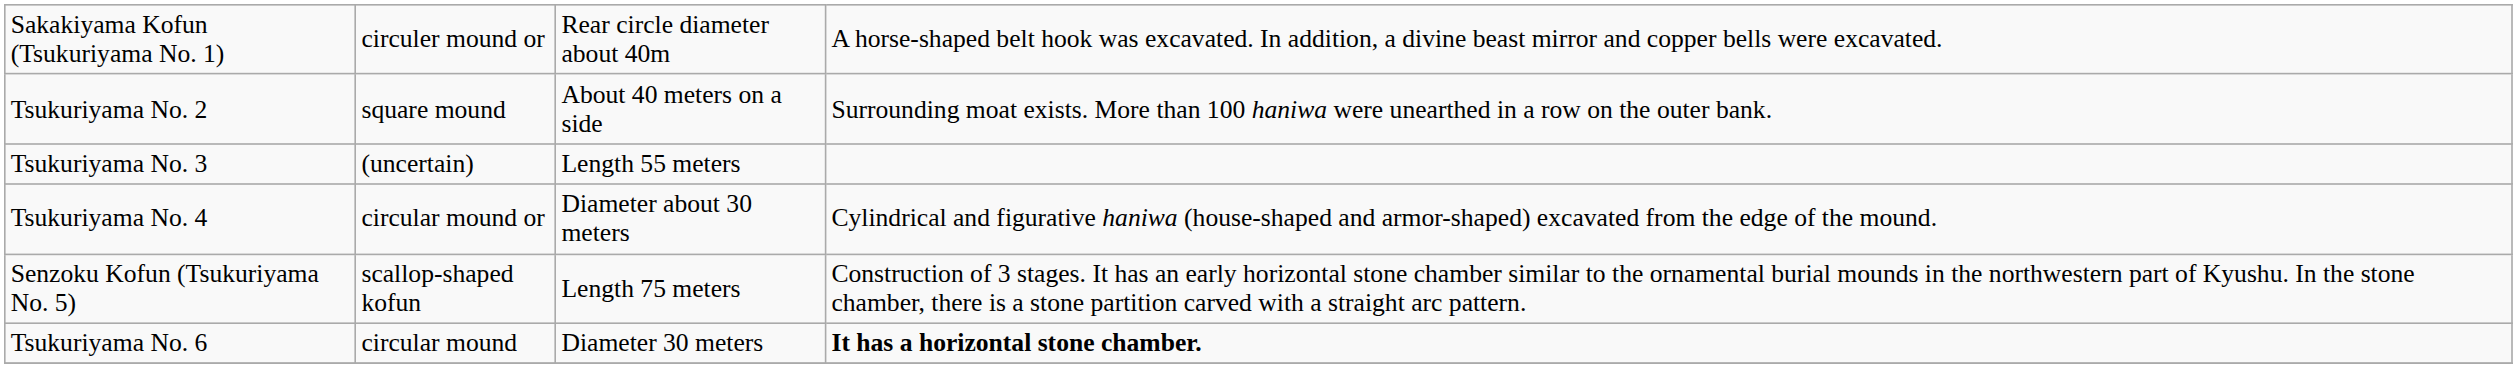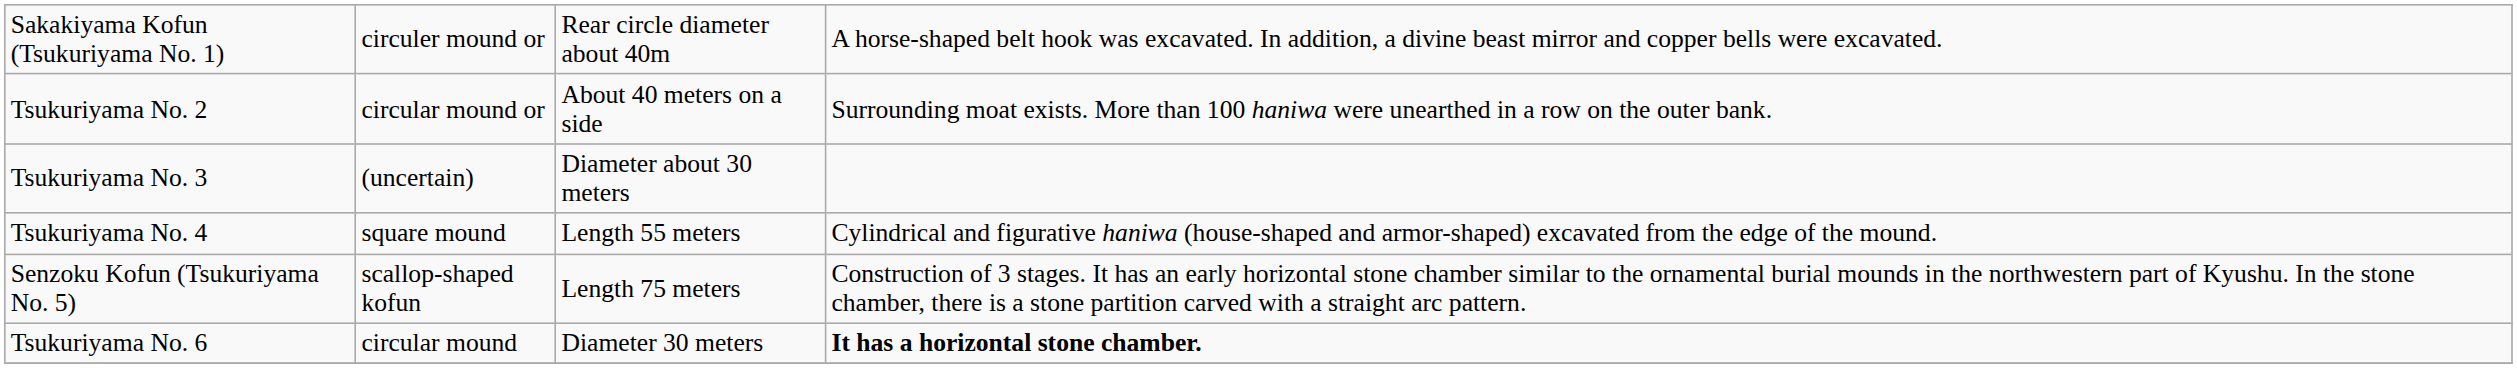(434, 108) square mound -> (453, 108) circular mound or
(651, 163) Length 55 meters -> (657, 178) Diameter about 30 meters
(453, 218) circular mound or -> (434, 233) square mound
(657, 218) Diameter about 30 meters -> (651, 233) Length 55 meters
